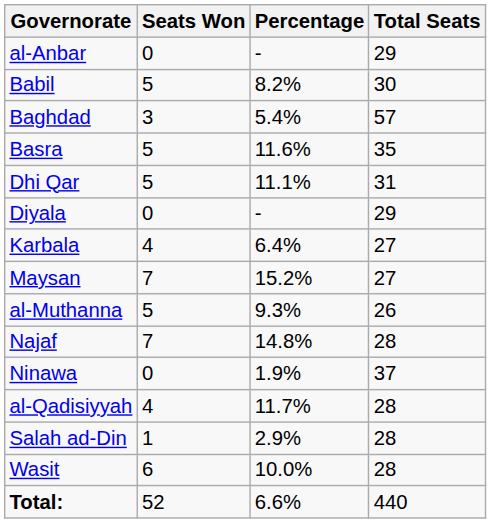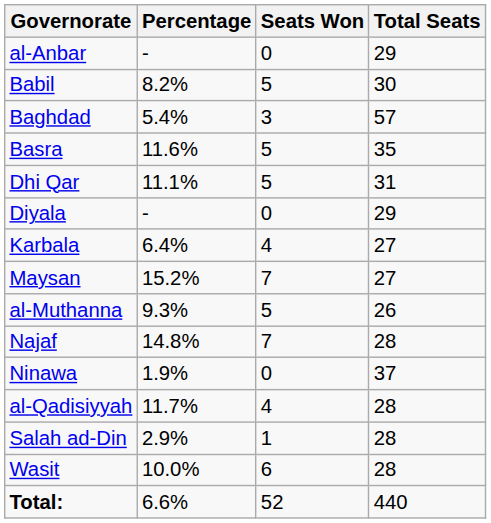columns swapped: (310, 21) <-> (194, 21)
